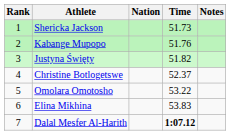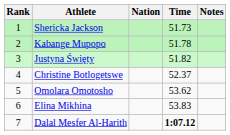(180, 43) 51.76 -> (180, 43) 51.78
(180, 91) 53.22 -> (180, 91) 53.62
